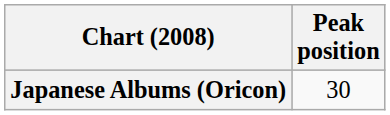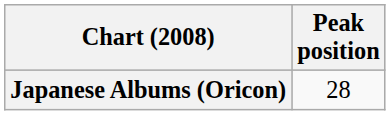(338, 89) 30 -> (338, 89) 28
